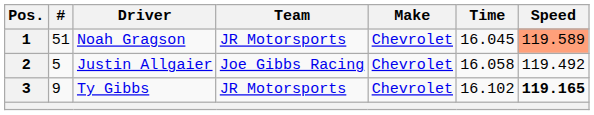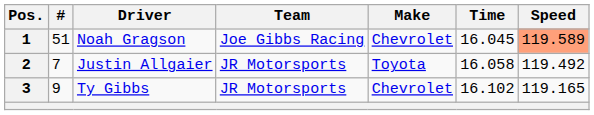(283, 41) JR Motorsports -> (292, 41) Joe Gibbs Racing
(56, 66) 5 -> (56, 66) 7
(292, 66) Joe Gibbs Racing -> (283, 66) JR Motorsports
(412, 66) Chevrolet -> (399, 66) Toyota
(553, 90) bold -> (553, 90) normal
